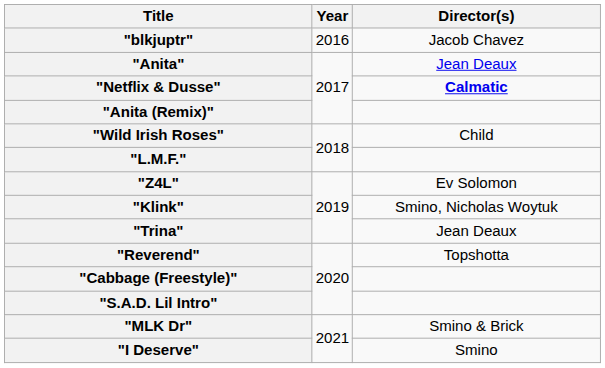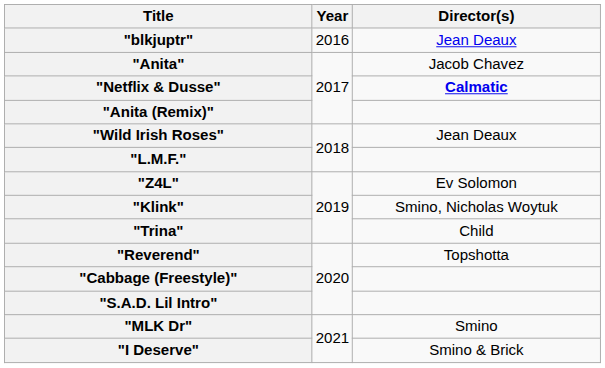(476, 40) Jacob Chavez -> (476, 40) Jean Deaux
(476, 64) Jean Deaux -> (476, 64) Jacob Chavez
(476, 135) Child -> (476, 135) Jean Deaux
(476, 231) Jean Deaux -> (476, 231) Child
(476, 326) Smino & Brick -> (476, 326) Smino
(476, 350) Smino -> (476, 350) Smino & Brick
